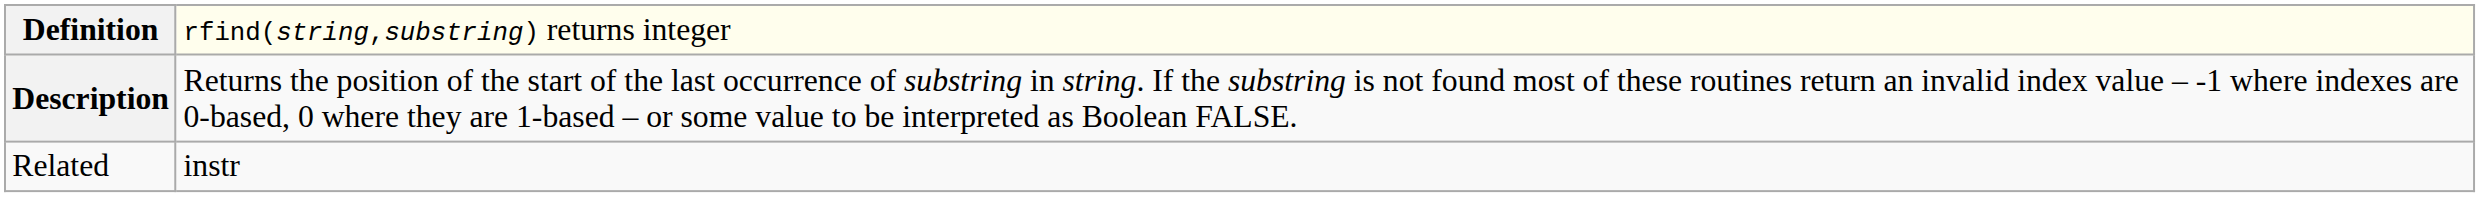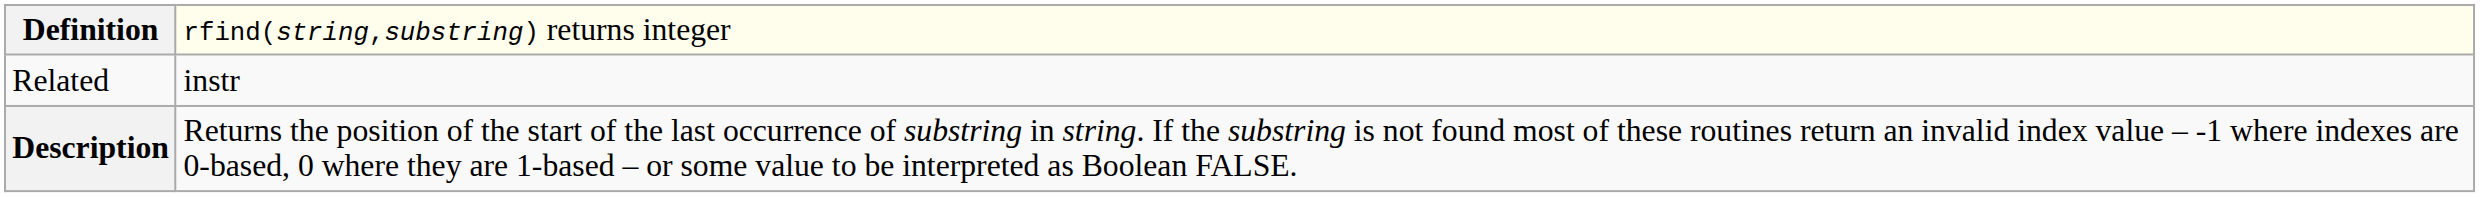rows swapped: (91, 97) <-> (61, 165)
